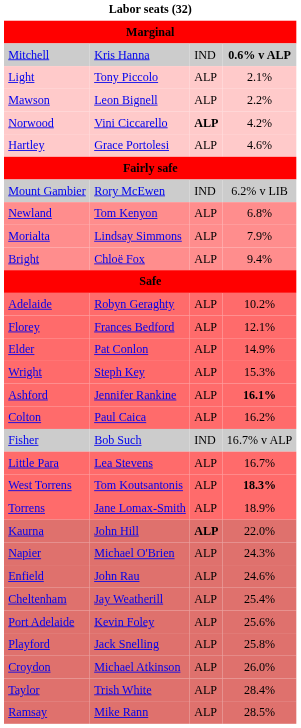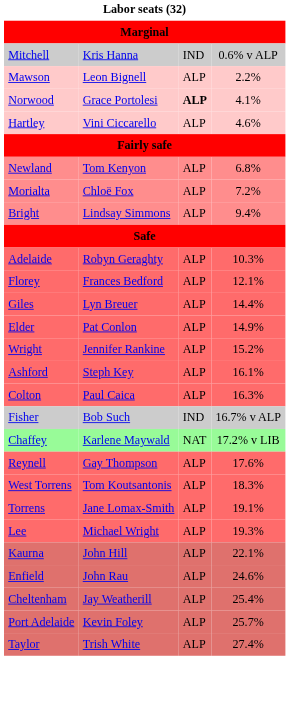(260, 54) bold -> (248, 54) normal
- row: (21, 77)
(131, 122) Vini Ciccarello -> (120, 99) Grace Portolesi
(260, 122) 4.2% -> (248, 99) 4.1%
(132, 145) Grace Portolesi -> (119, 122) Vini Ciccarello
- row: (47, 190)
(138, 236) Lindsay Simmons -> (108, 190) Chloë Fox
(260, 236) 7.9% -> (248, 190) 7.2%
(120, 258) Chloë Fox -> (127, 213) Lindsay Simmons
(260, 304) 10.2% -> (248, 258) 10.3%
+ row: (21, 304)
(120, 372) Steph Key -> (124, 349) Jennifer Rankine
(260, 372) 15.3% -> (248, 349) 15.2%
(135, 394) Jennifer Rankine -> (108, 372) Steph Key
(260, 394) bold -> (248, 372) normal
(260, 417) 16.2% -> (248, 394) 16.3%
- row: (34, 462)
+ row: (28, 440)
+ row: (27, 462)
(260, 485) bold -> (248, 485) normal
(260, 508) 18.9% -> (248, 508) 19.1%
+ row: (17, 530)
(206, 530) bold -> (194, 553) normal
(260, 530) 22.0% -> (248, 553) 22.1%
- row: (25, 553)
(260, 621) 25.6% -> (248, 621) 25.7%
- row: (29, 644)
- row: (29, 666)
(260, 689) 28.4% -> (248, 644) 27.4%
- row: (28, 712)
